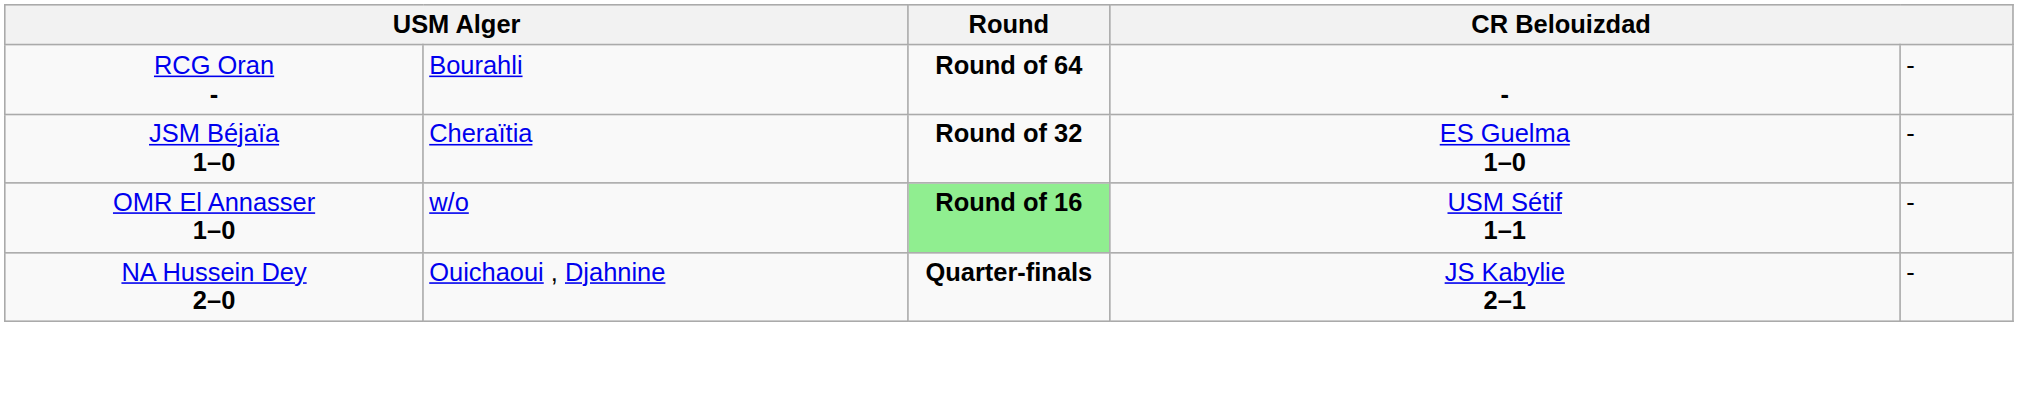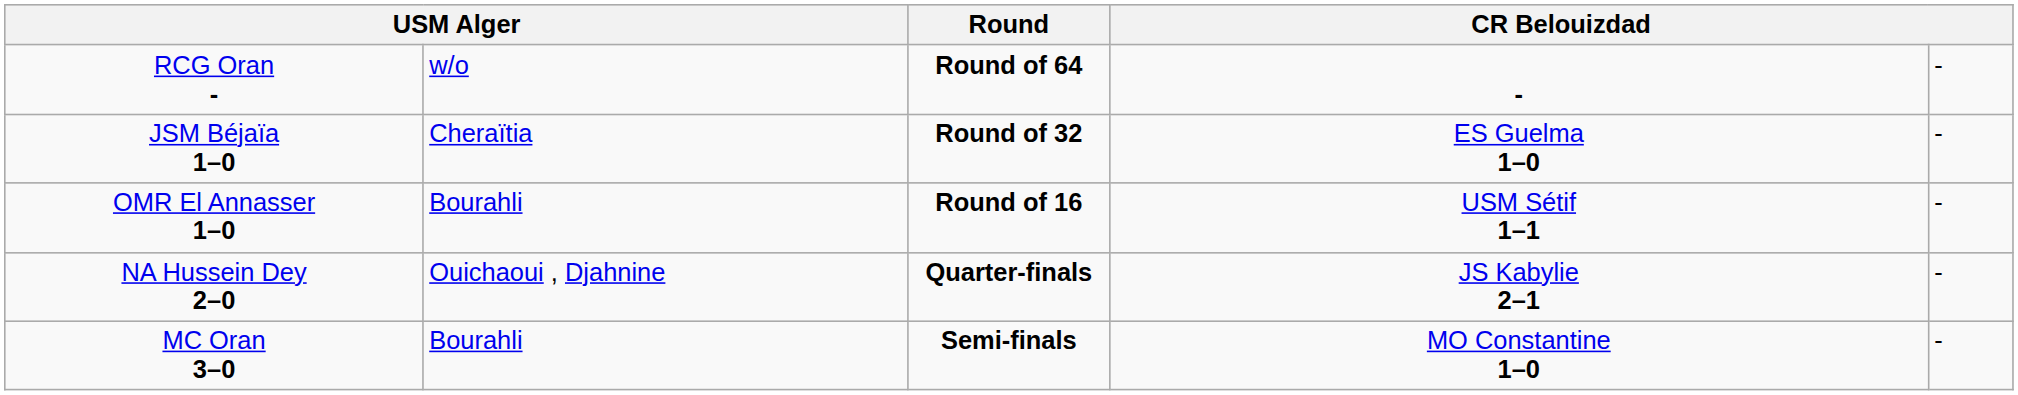(476, 65) Bourahli -> (449, 65) w/o
(449, 202) w/o -> (476, 202) Bourahli
(1009, 202) lightgreen background -> (1009, 202) no background
+ row: (214, 355)
